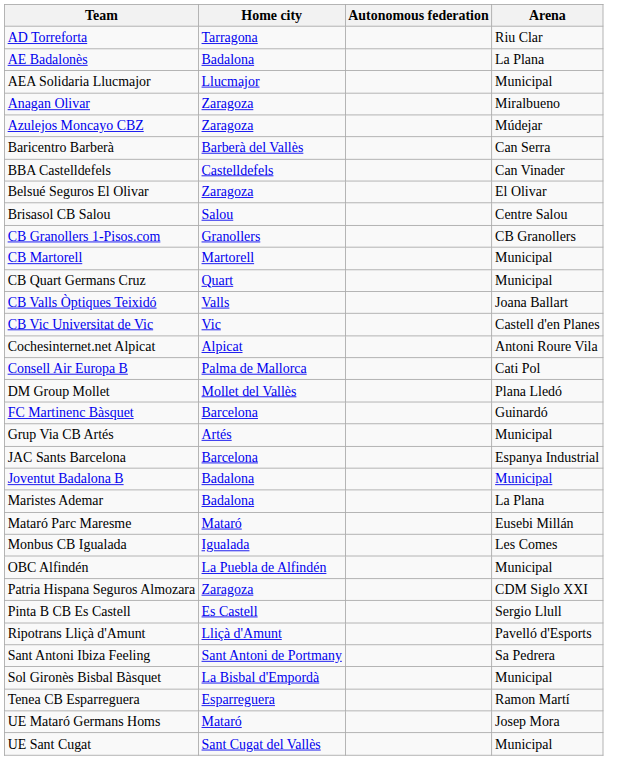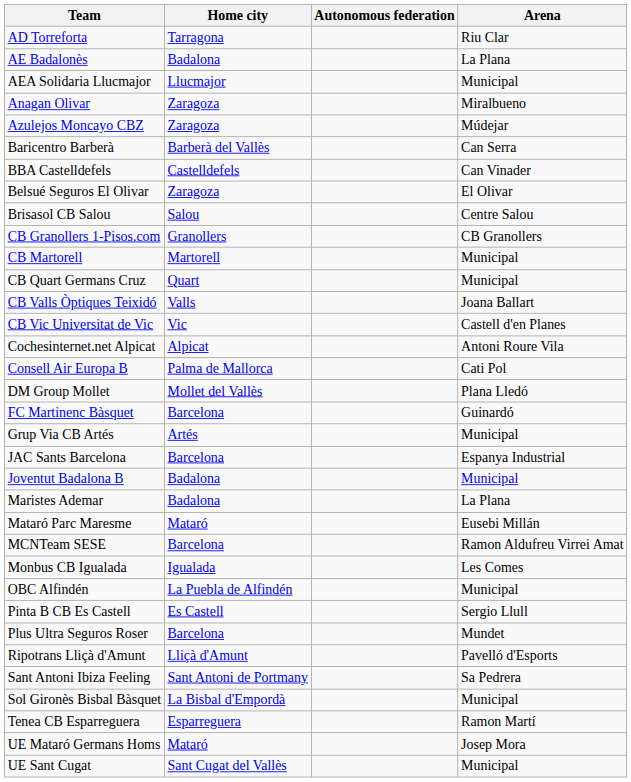+ row: (57, 545)
- row: (101, 589)
+ row: (78, 633)
